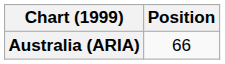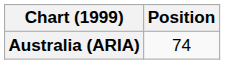(181, 45) 66 -> (181, 45) 74
